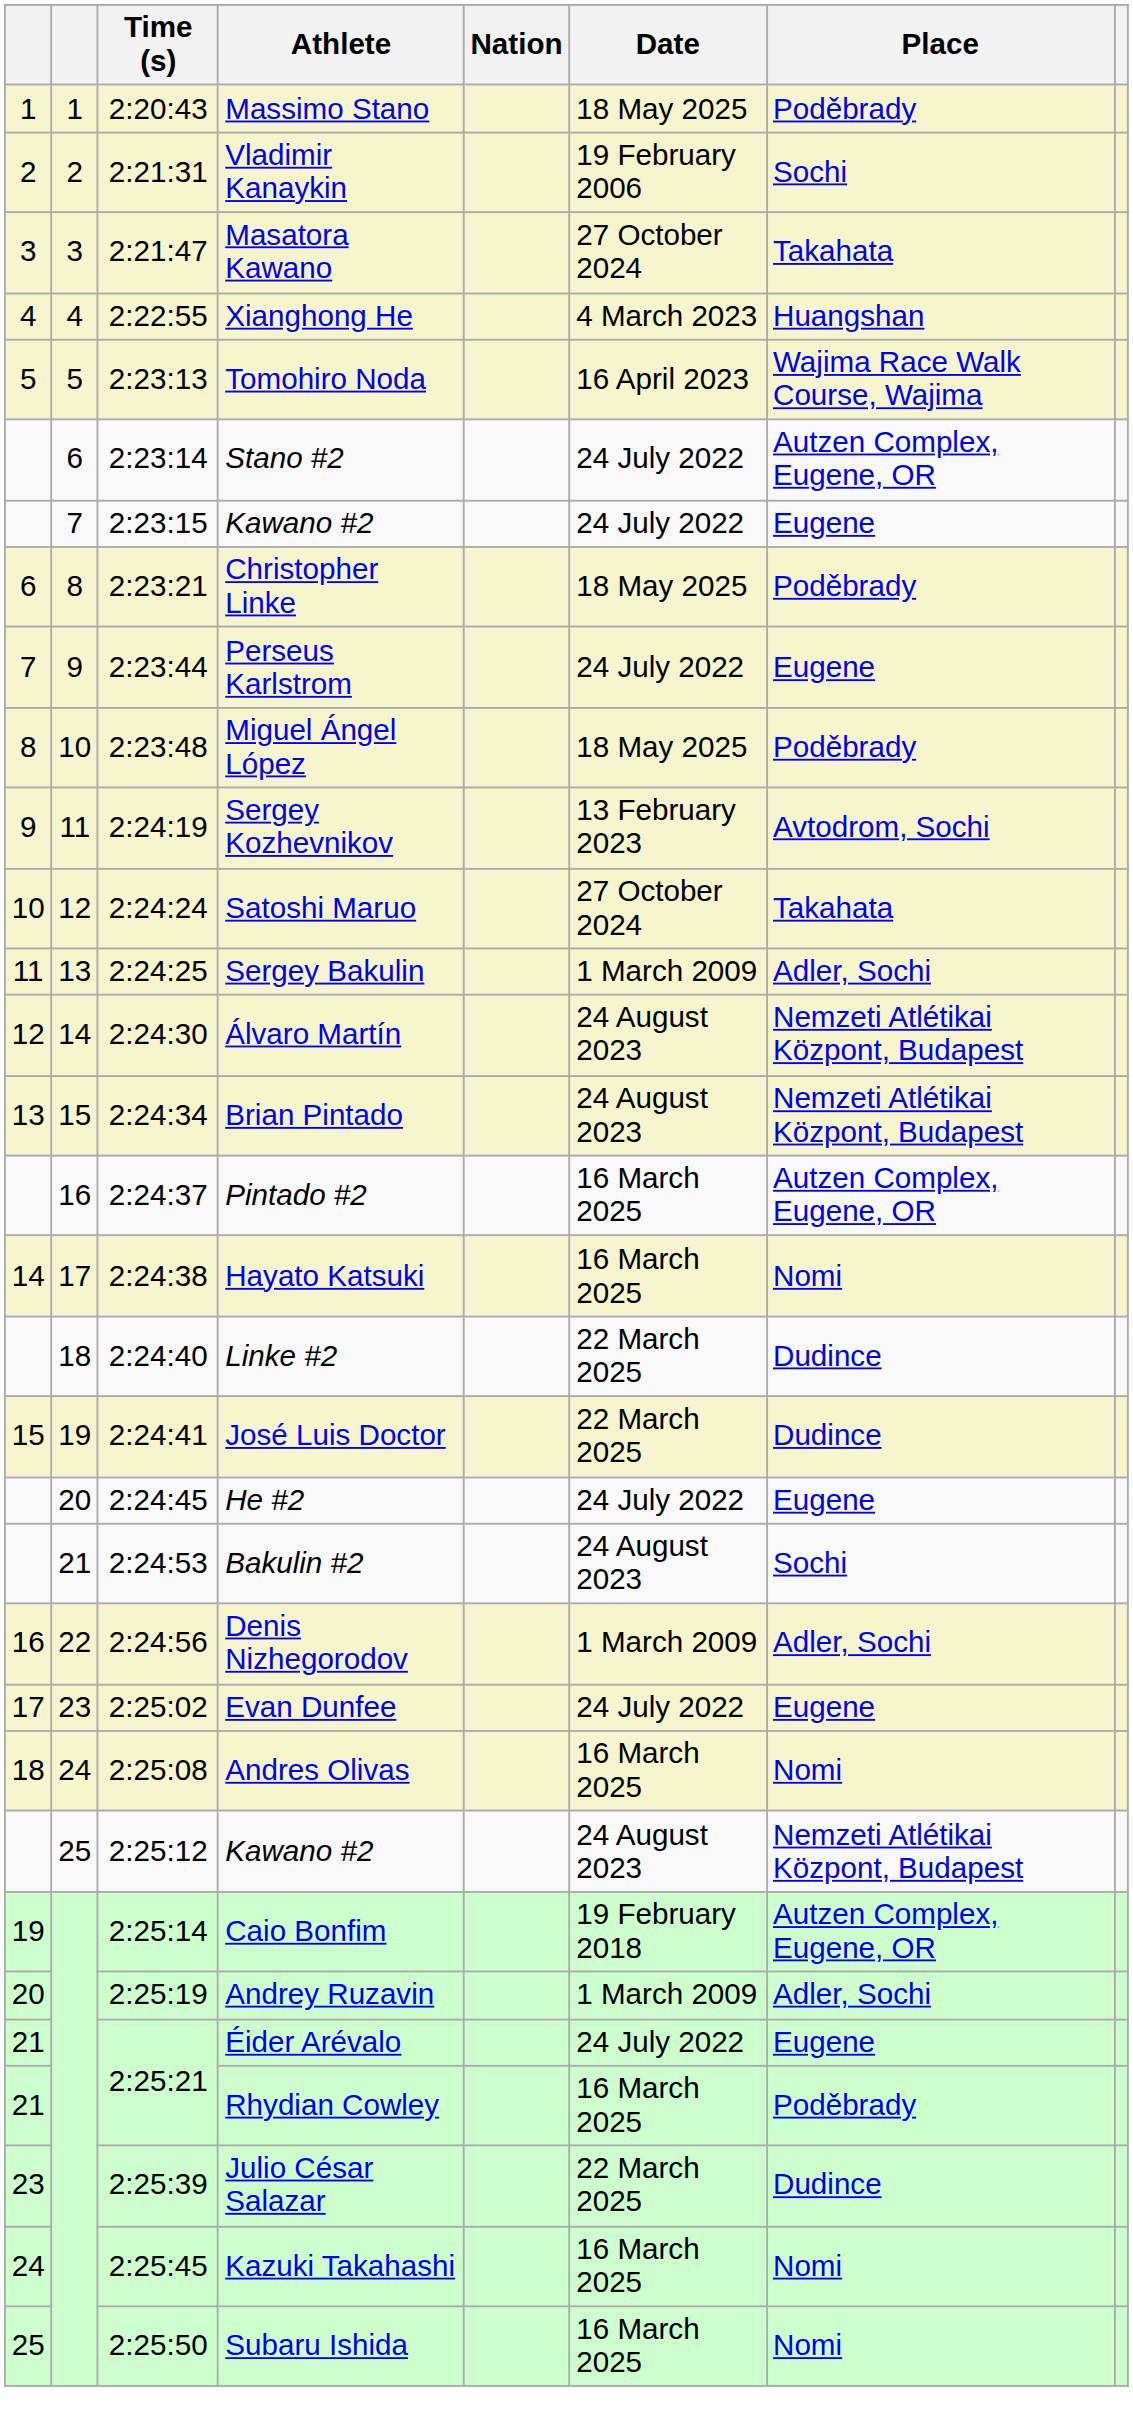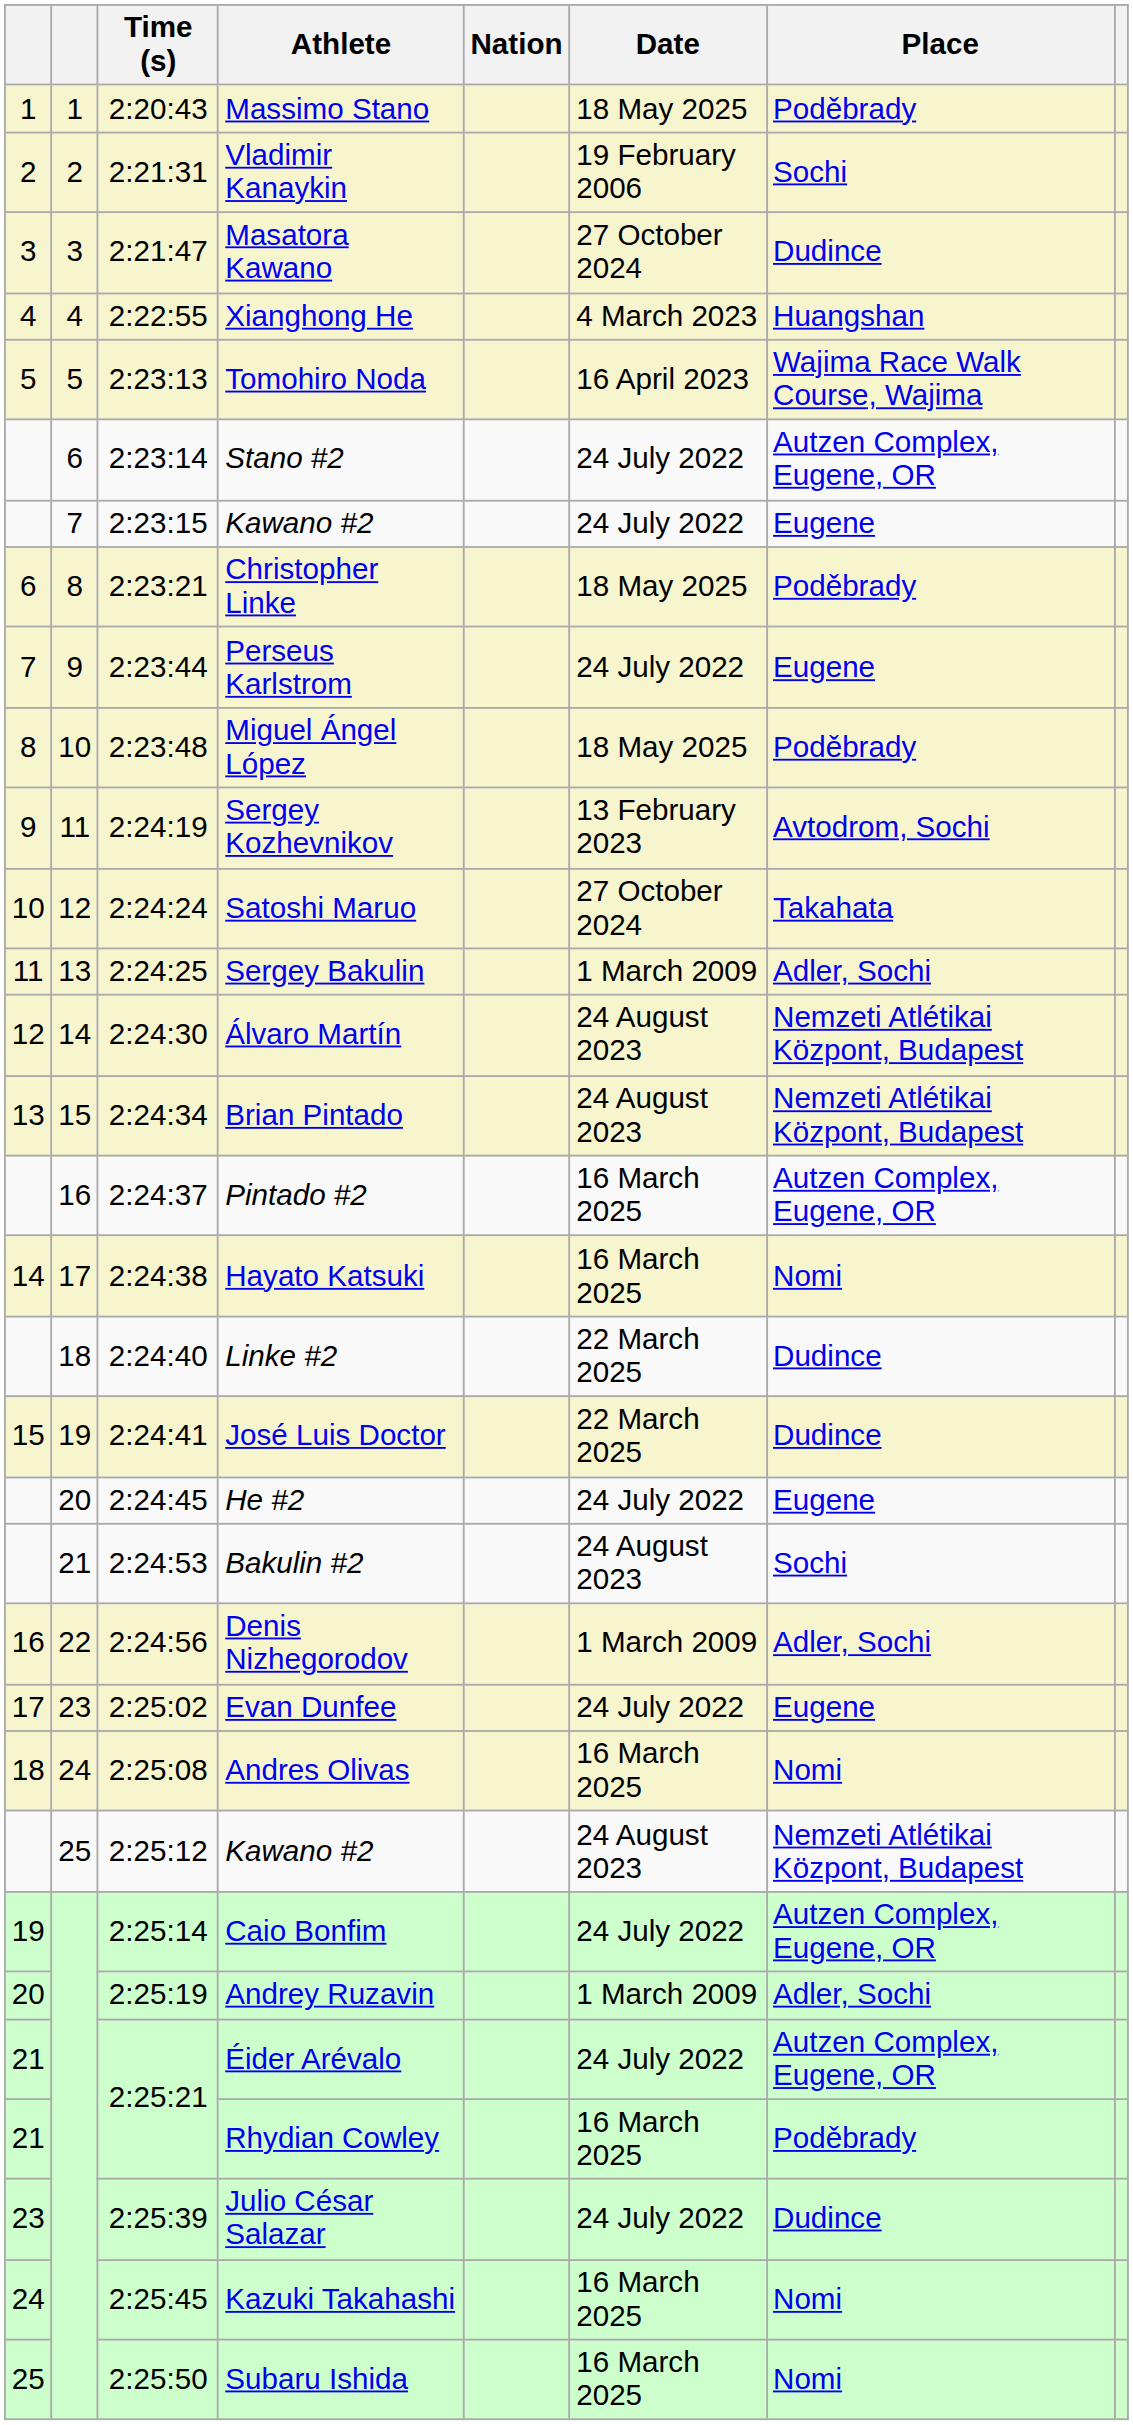(833, 252) Takahata -> (827, 252) Dudince
(656, 1931) 19 February 2018 -> (660, 1931) 24 July 2022
(824, 2041) Eugene -> (886, 2058) Autzen Complex, Eugene, OR
(638, 2185) 22 March 2025 -> (660, 2218) 24 July 2022
